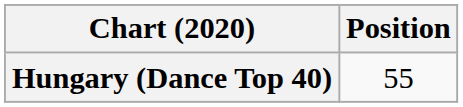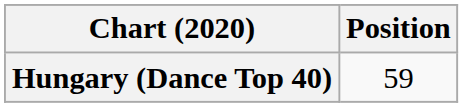(398, 76) 55 -> (398, 76) 59
